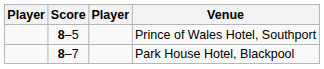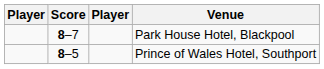rows swapped: (226, 35) <-> (215, 54)
